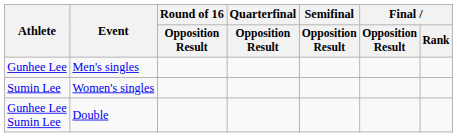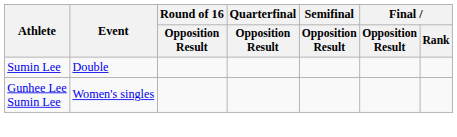- row: (37, 67)
(113, 88) Women's singles -> (90, 67) Double
(90, 115) Double -> (113, 95) Women's singles
